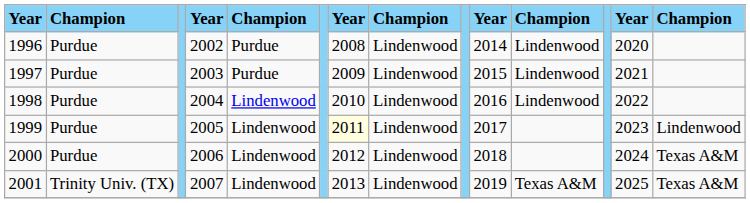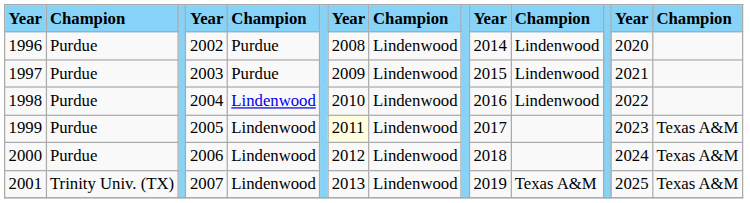(699, 128) Lindenwood -> (697, 128) Texas A&M
